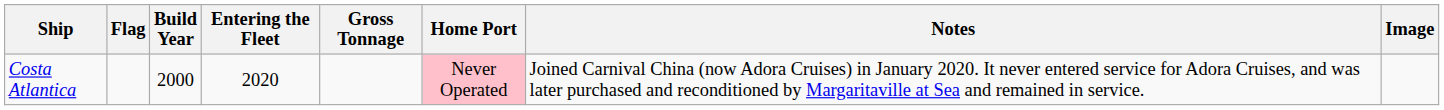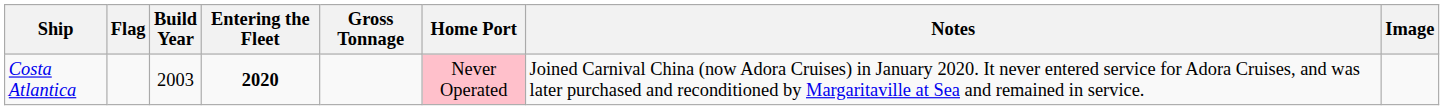(176, 79) 2000 -> (176, 79) 2003
(260, 79) normal -> (260, 79) bold
